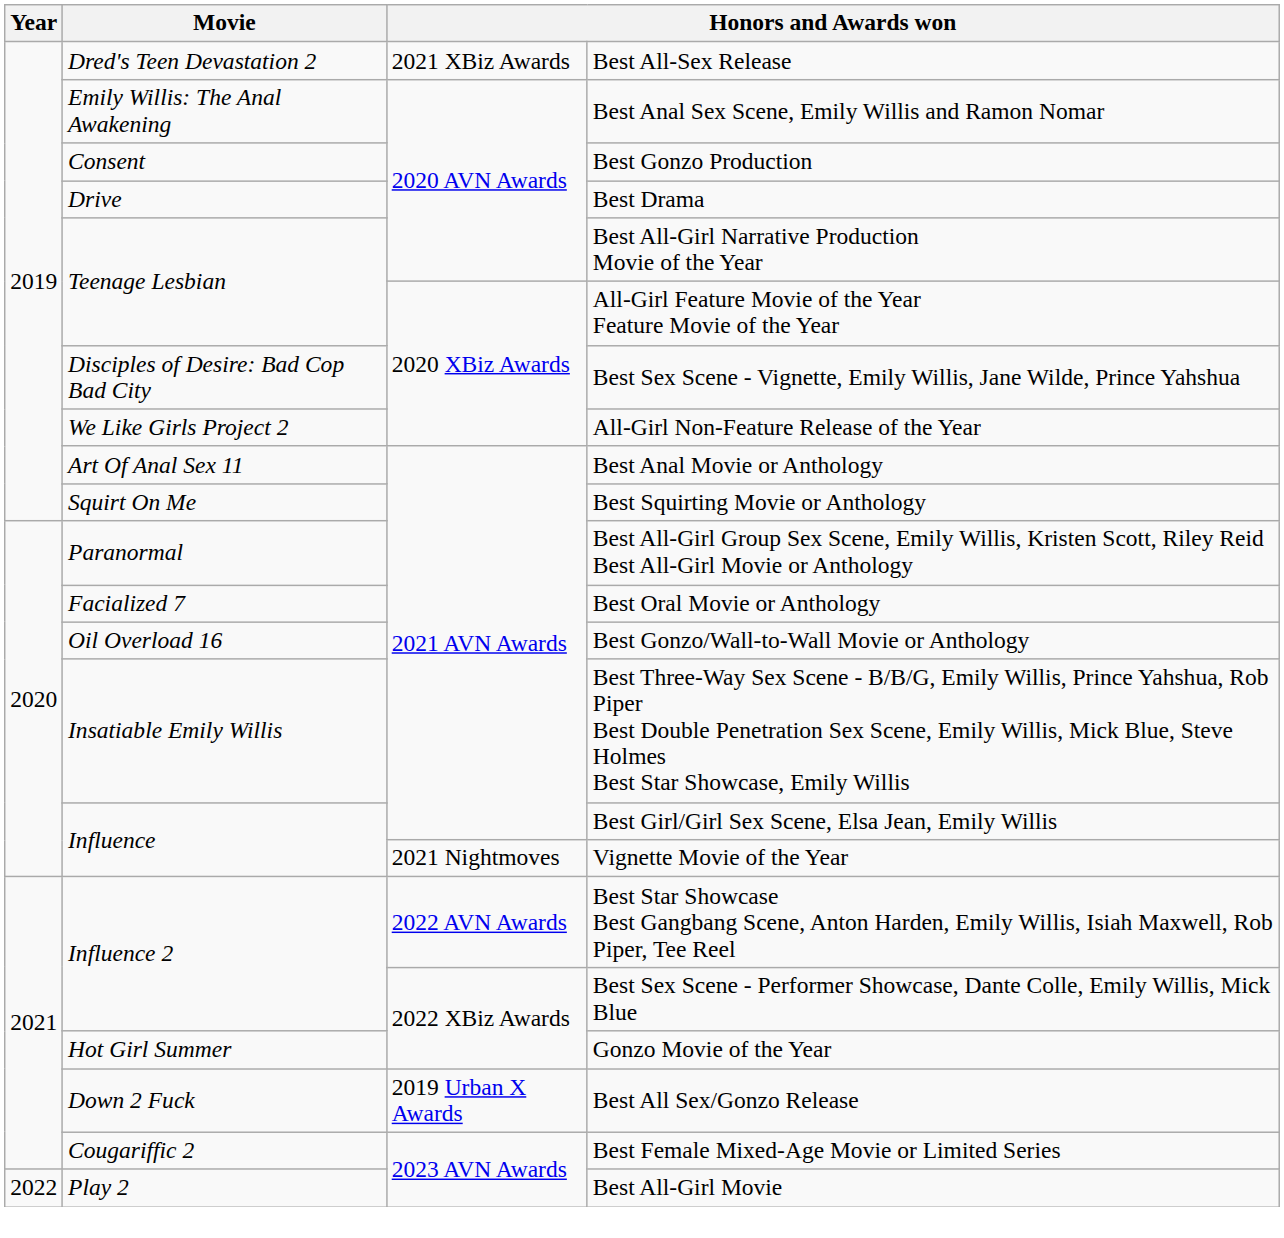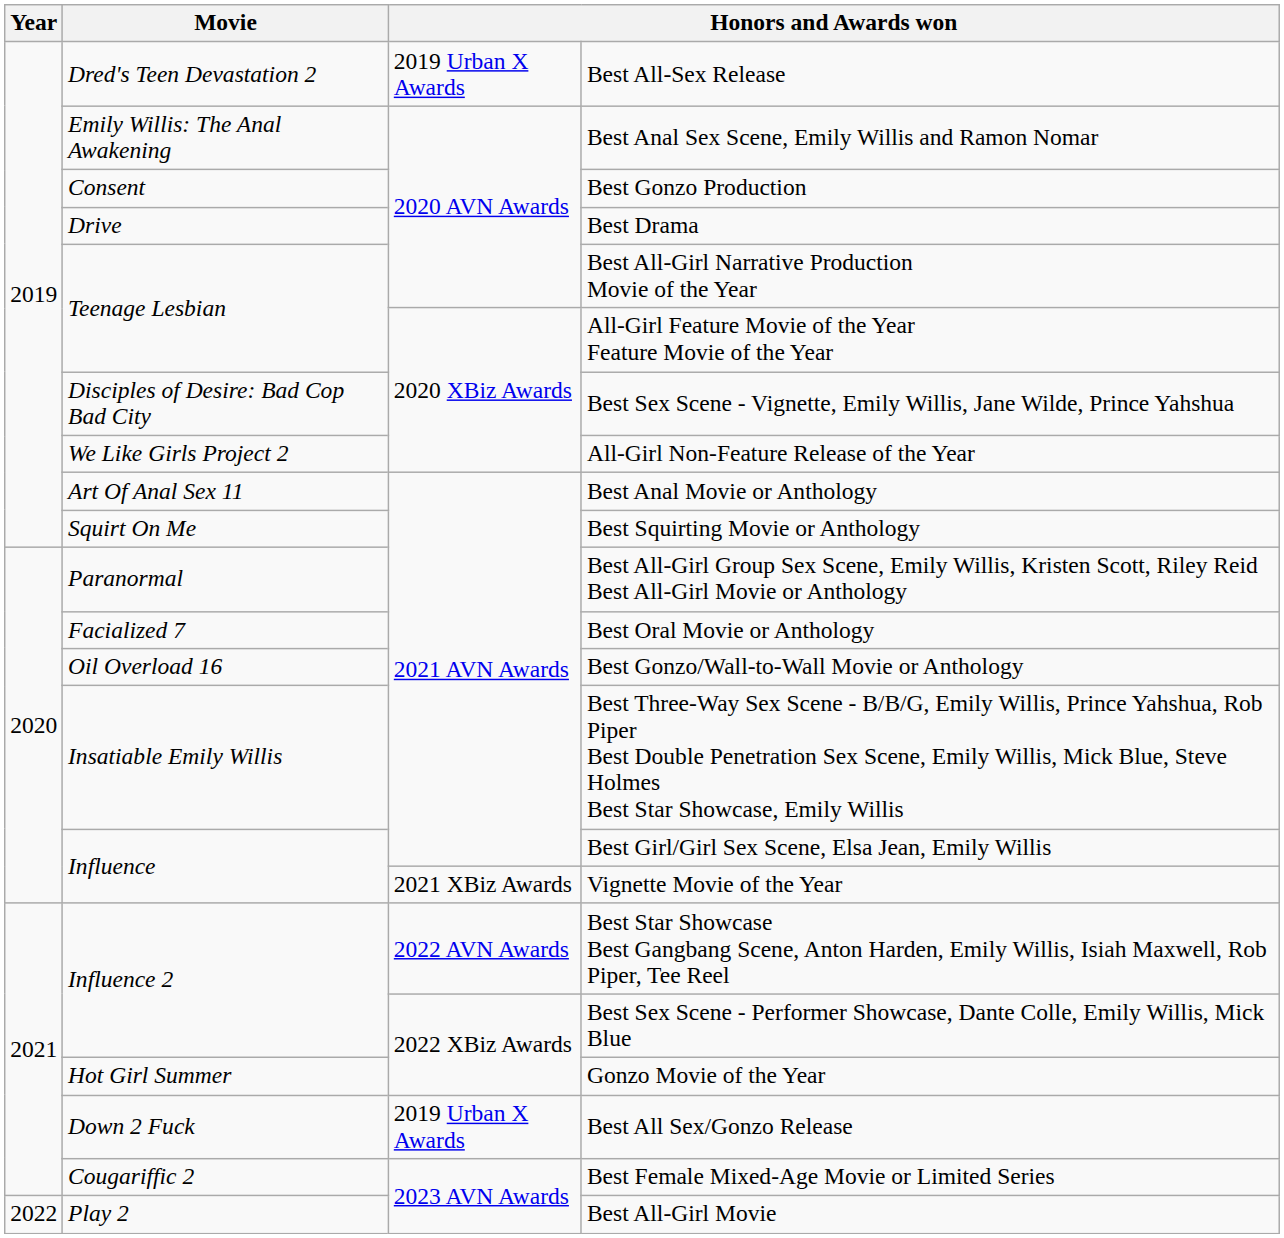(481, 60) 2021 XBiz Awards -> (461, 73) 2019 Urban X Awards
(476, 858) 2021 Nightmoves -> (483, 884) 2021 XBiz Awards
